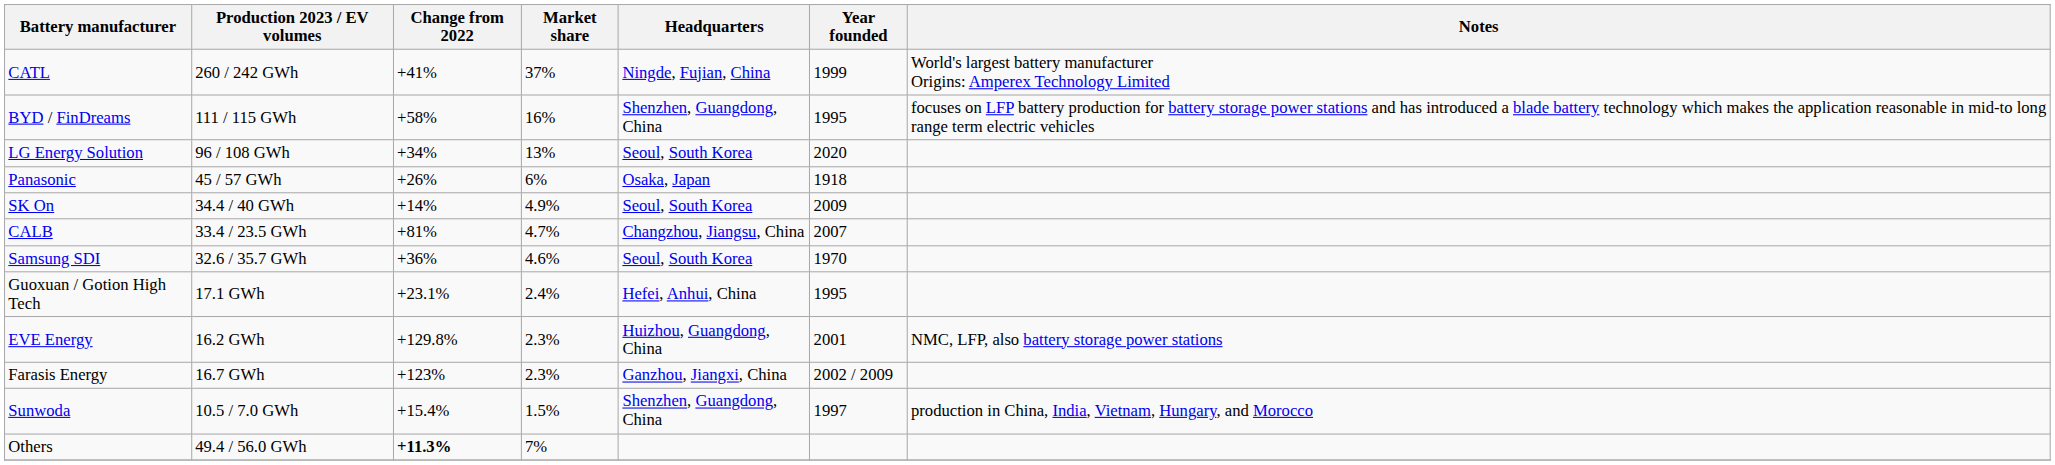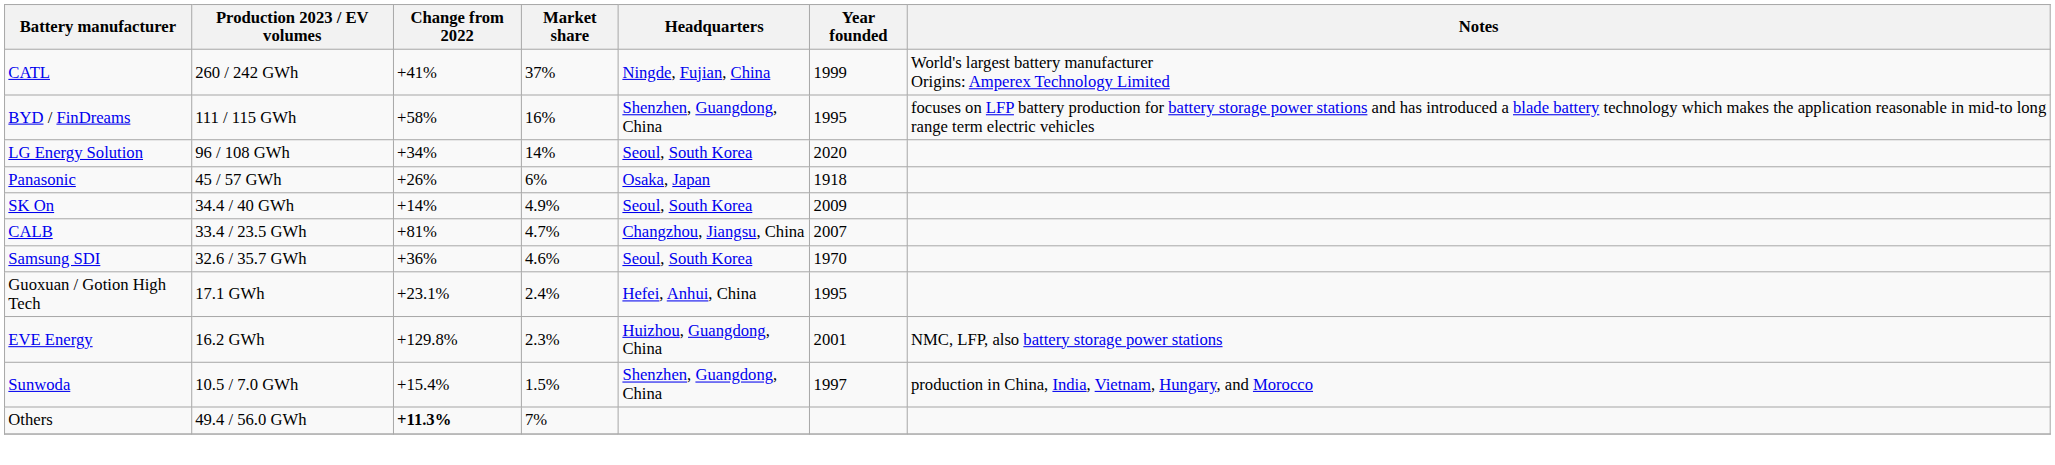(540, 153) 13% -> (540, 153) 14%
- row: (58, 375)
